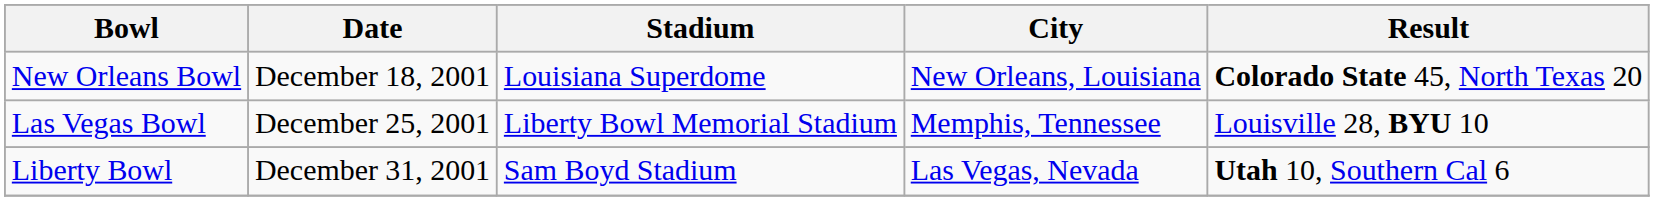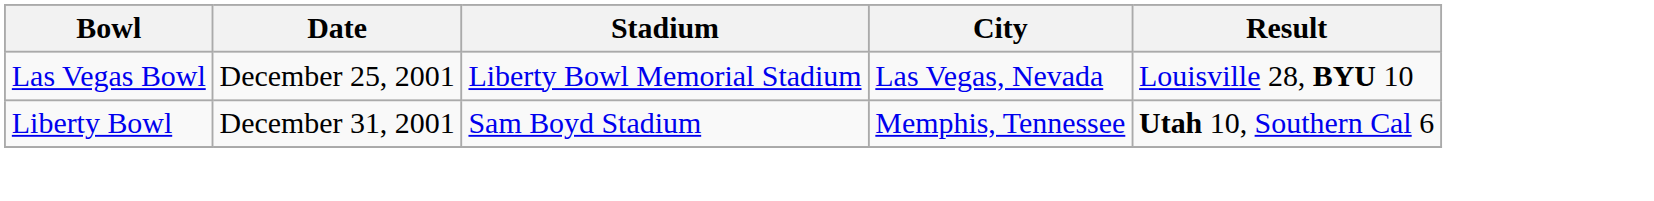- row: (126, 75)
(1036, 123) Memphis, Tennessee -> (989, 75) Las Vegas, Nevada
(1025, 170) Las Vegas, Nevada -> (1000, 123) Memphis, Tennessee
